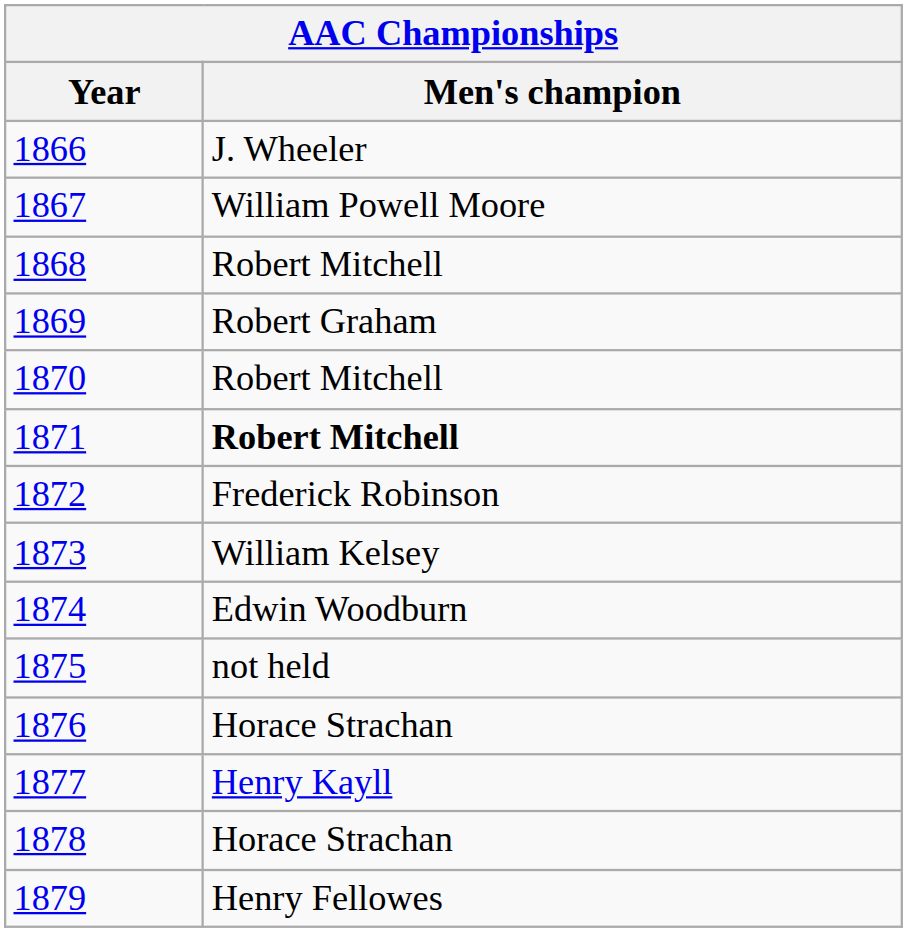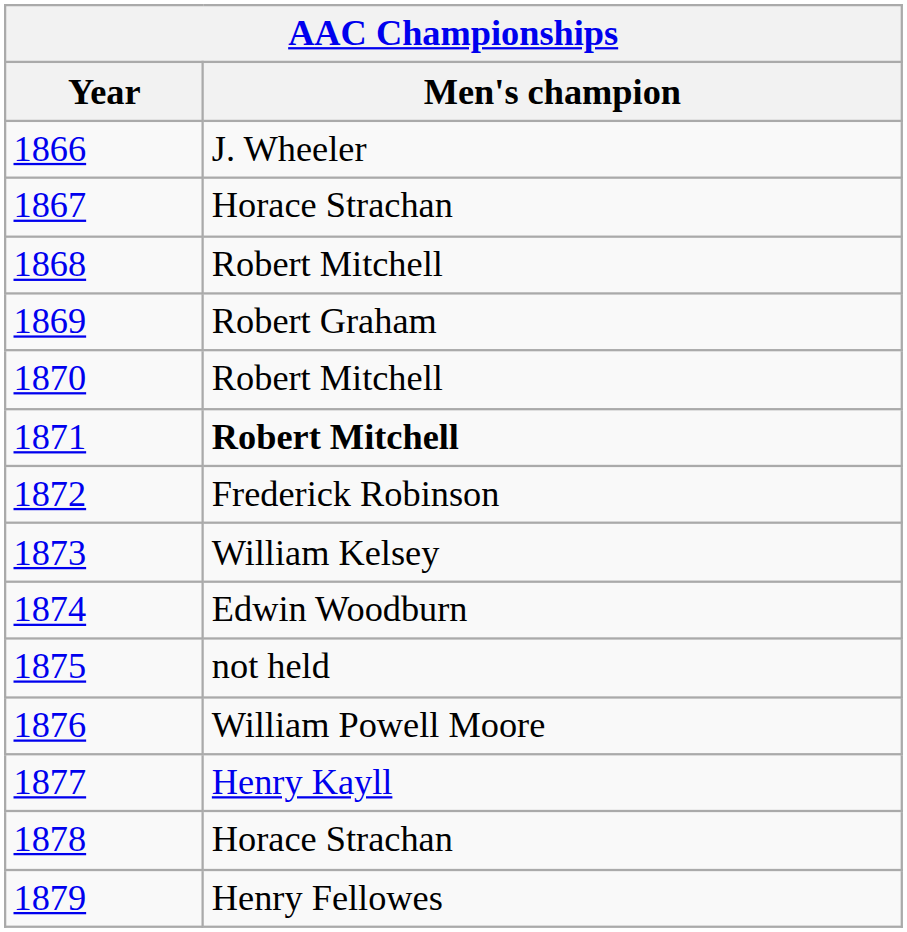(379, 206) William Powell Moore -> (332, 206) Horace Strachan
(332, 724) Horace Strachan -> (379, 724) William Powell Moore
